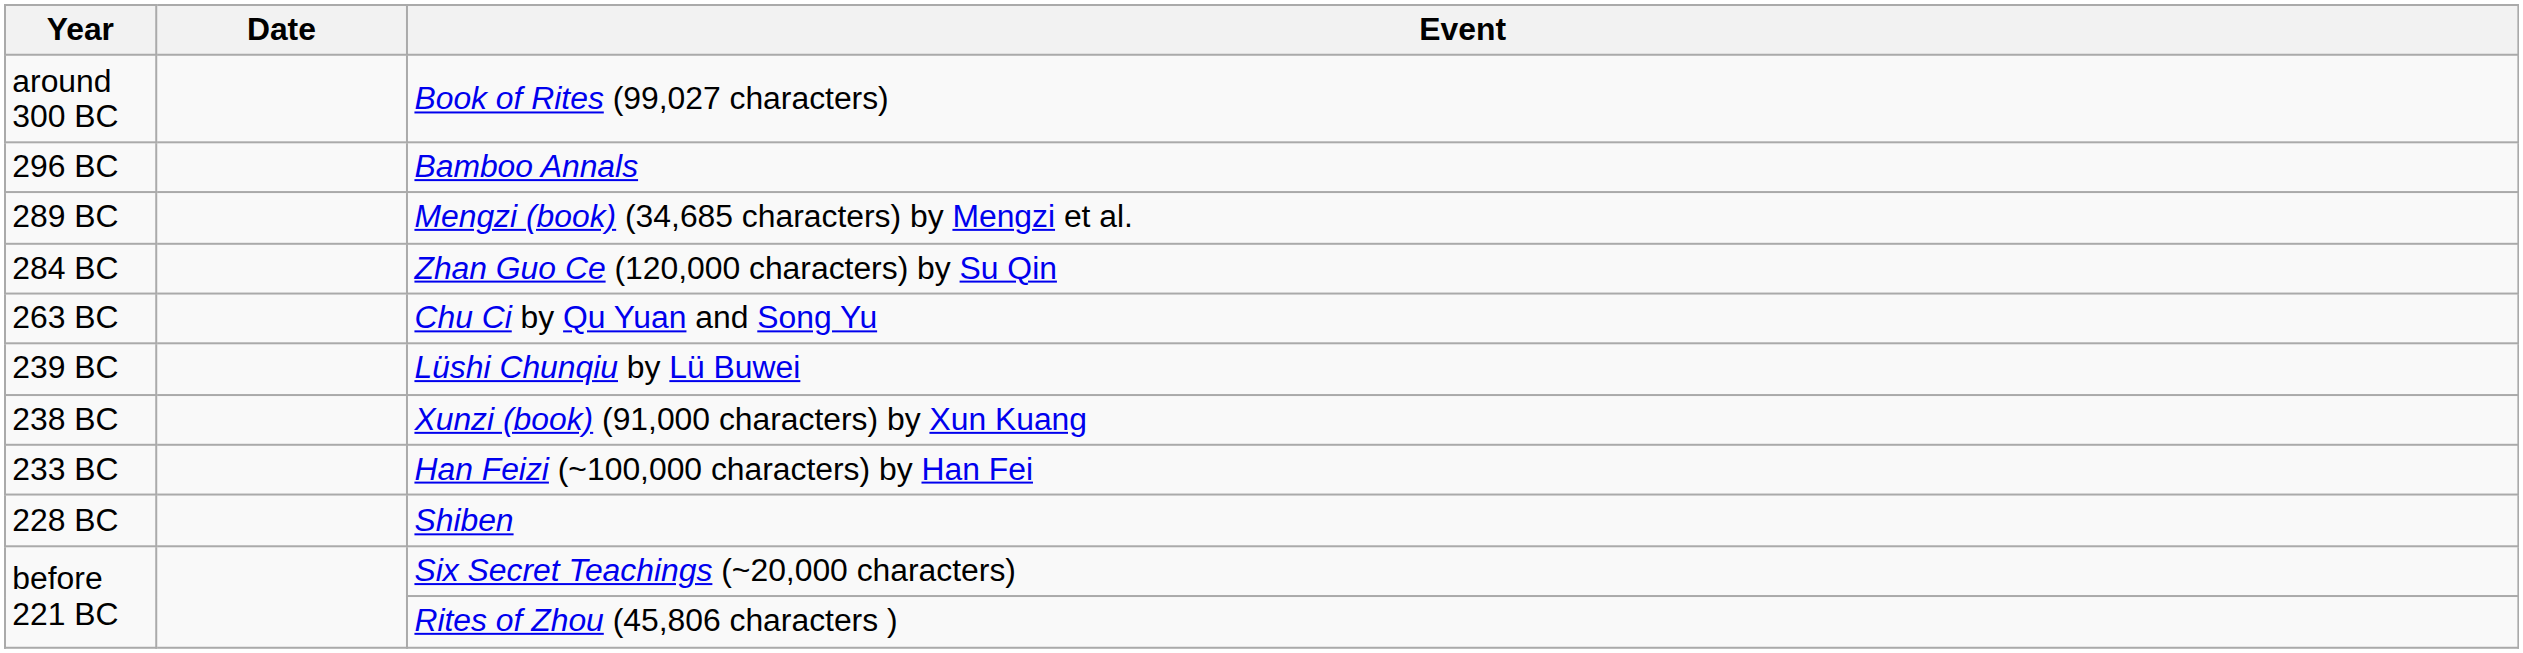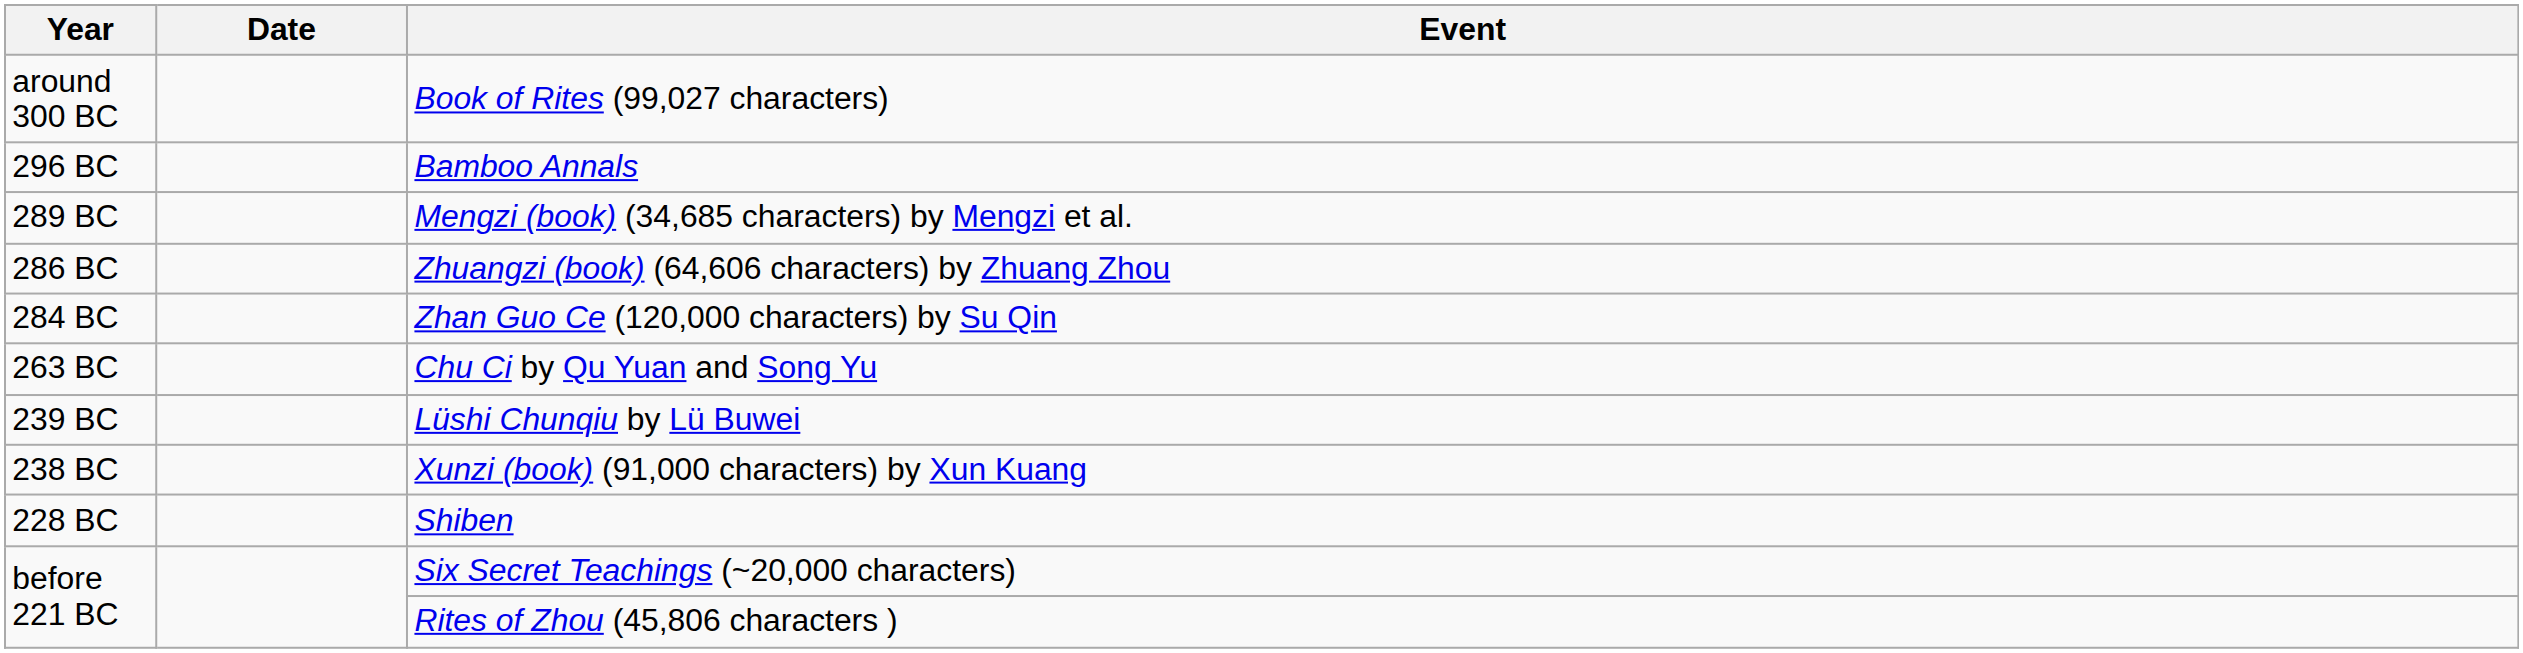+ row: (792, 267)
- row: (724, 469)
